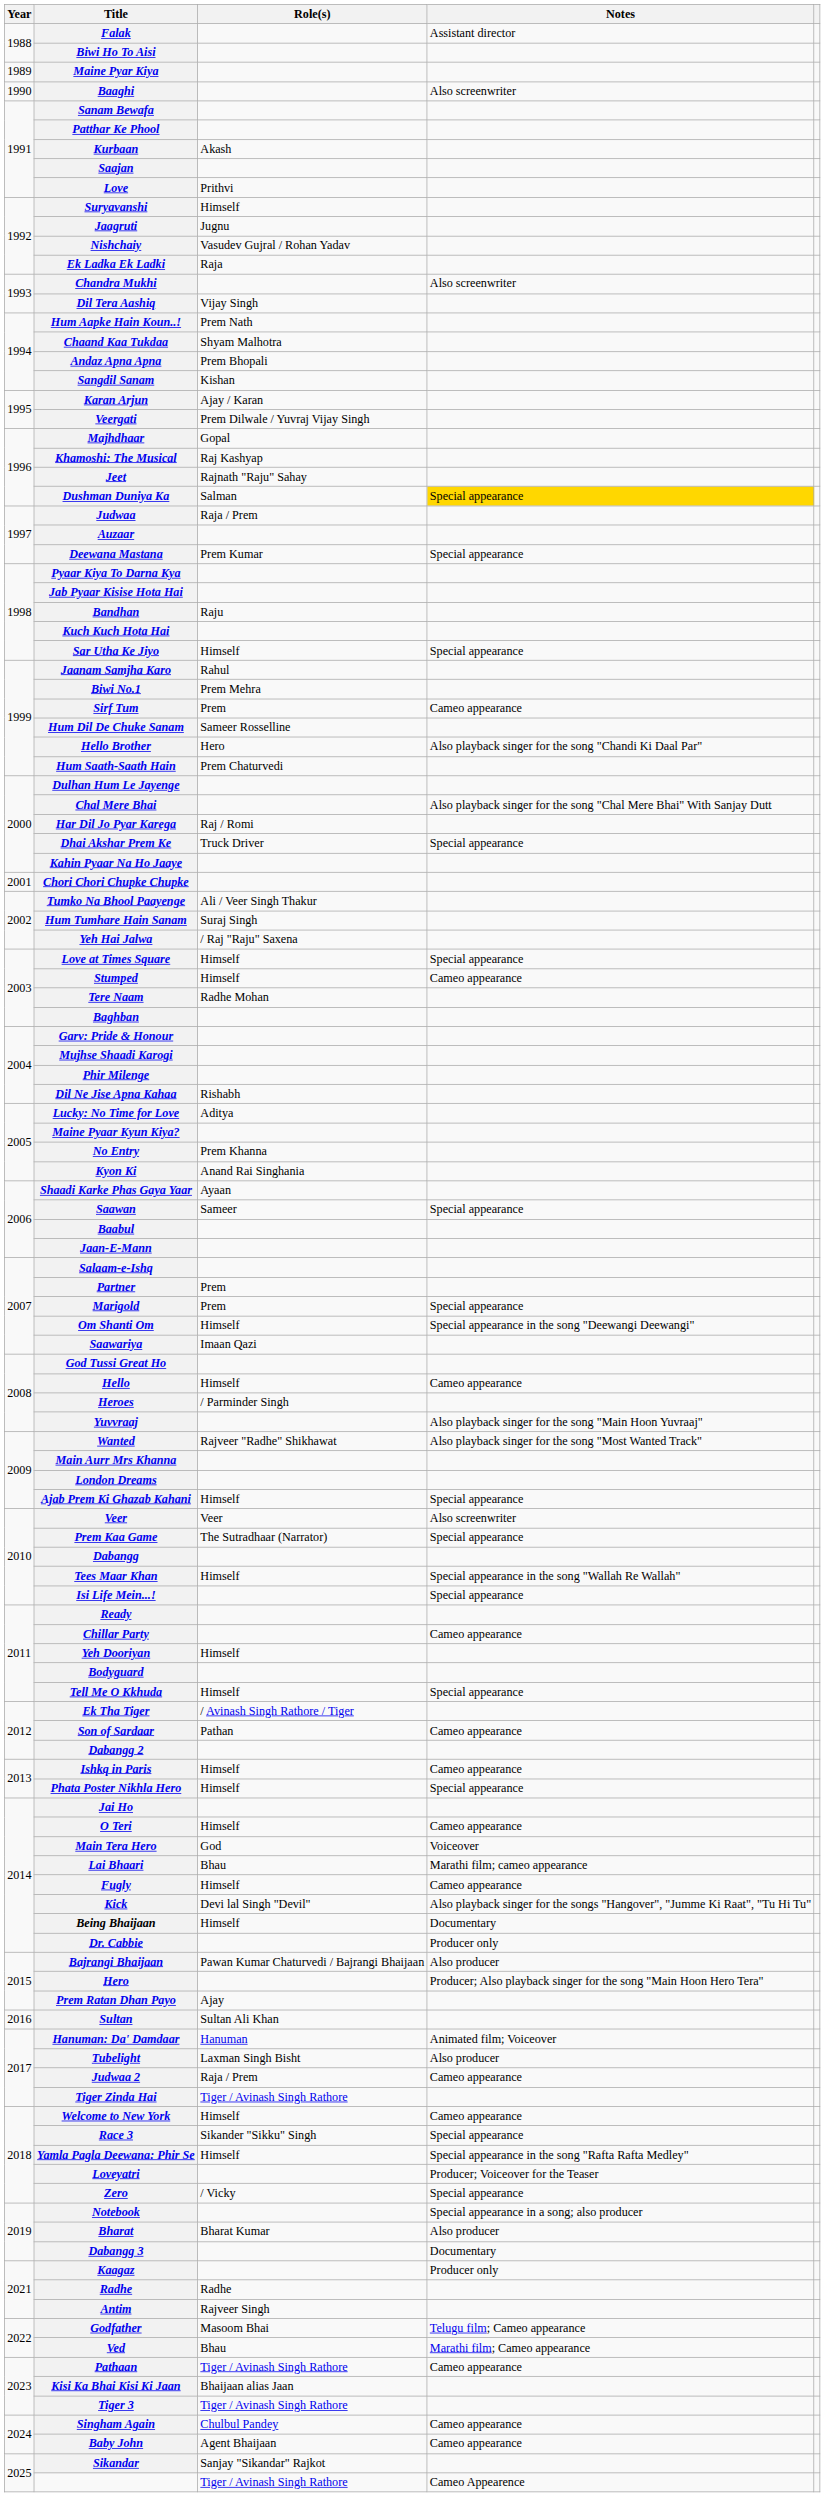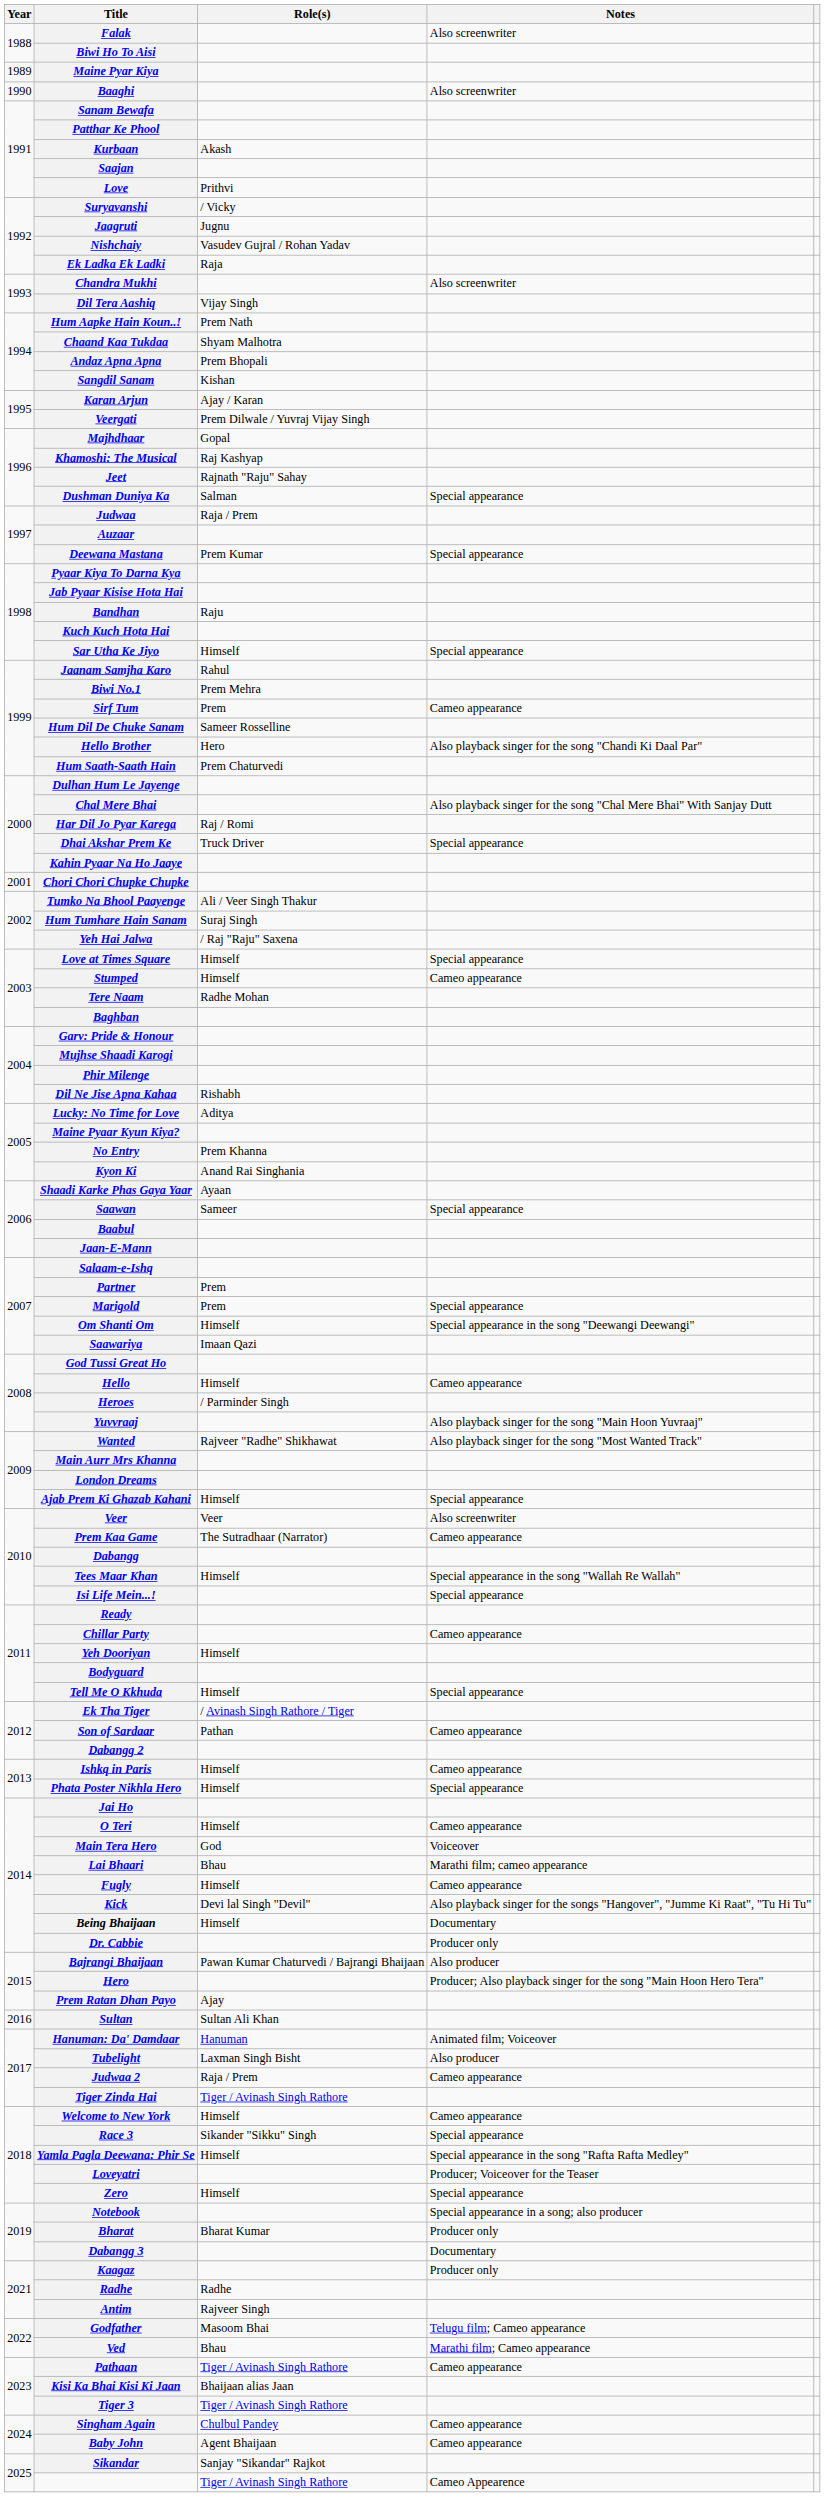(473, 33) Assistant director -> (473, 33) Also screenwriter
(220, 206) Himself -> (218, 206) / Vicky
(477, 496) gold background -> (477, 496) no background
(477, 1537) Special appearance -> (476, 1537) Cameo appearance
(218, 2193) / Vicky -> (220, 2193) Himself
(464, 2231) Also producer -> (464, 2231) Producer only
